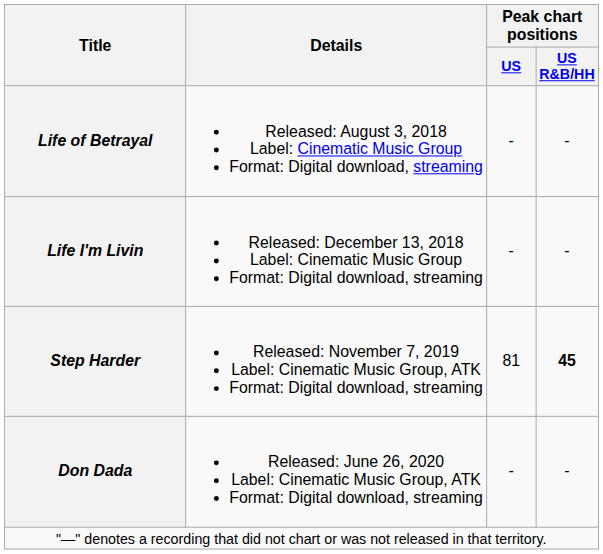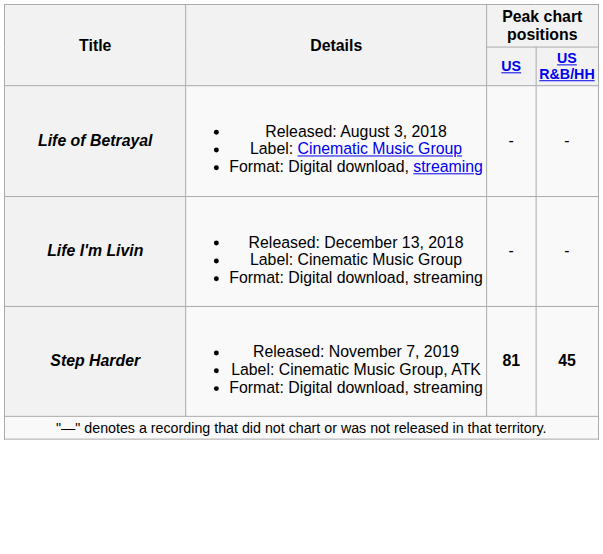(511, 361) normal -> (511, 361) bold
- row: (95, 471)
